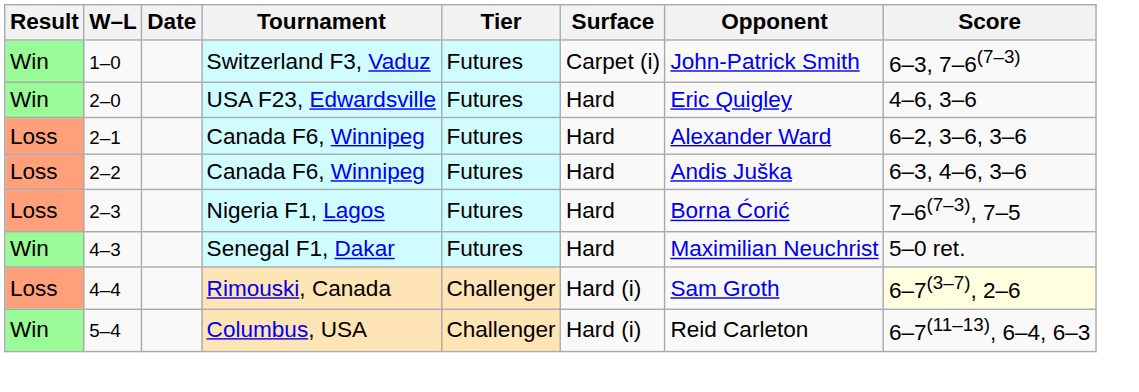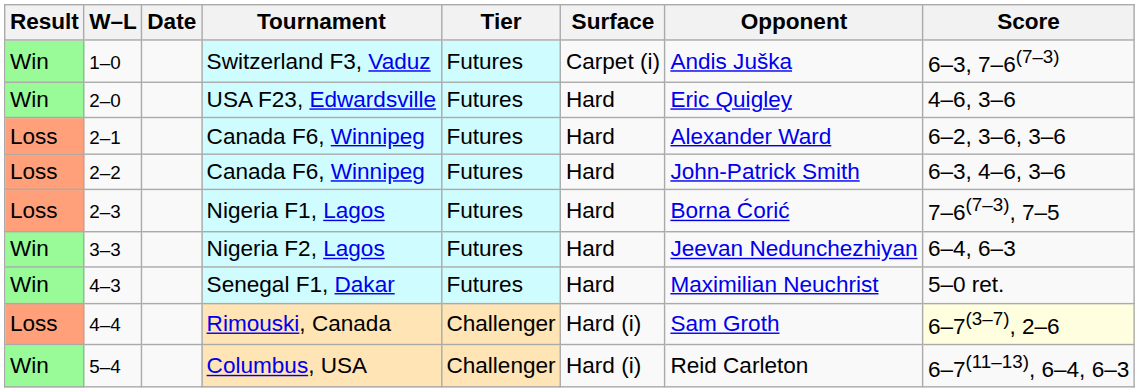(765, 61) John-Patrick Smith -> (731, 61) Andis Juška
(731, 171) Andis Juška -> (765, 171) John-Patrick Smith
+ row: (105, 250)
